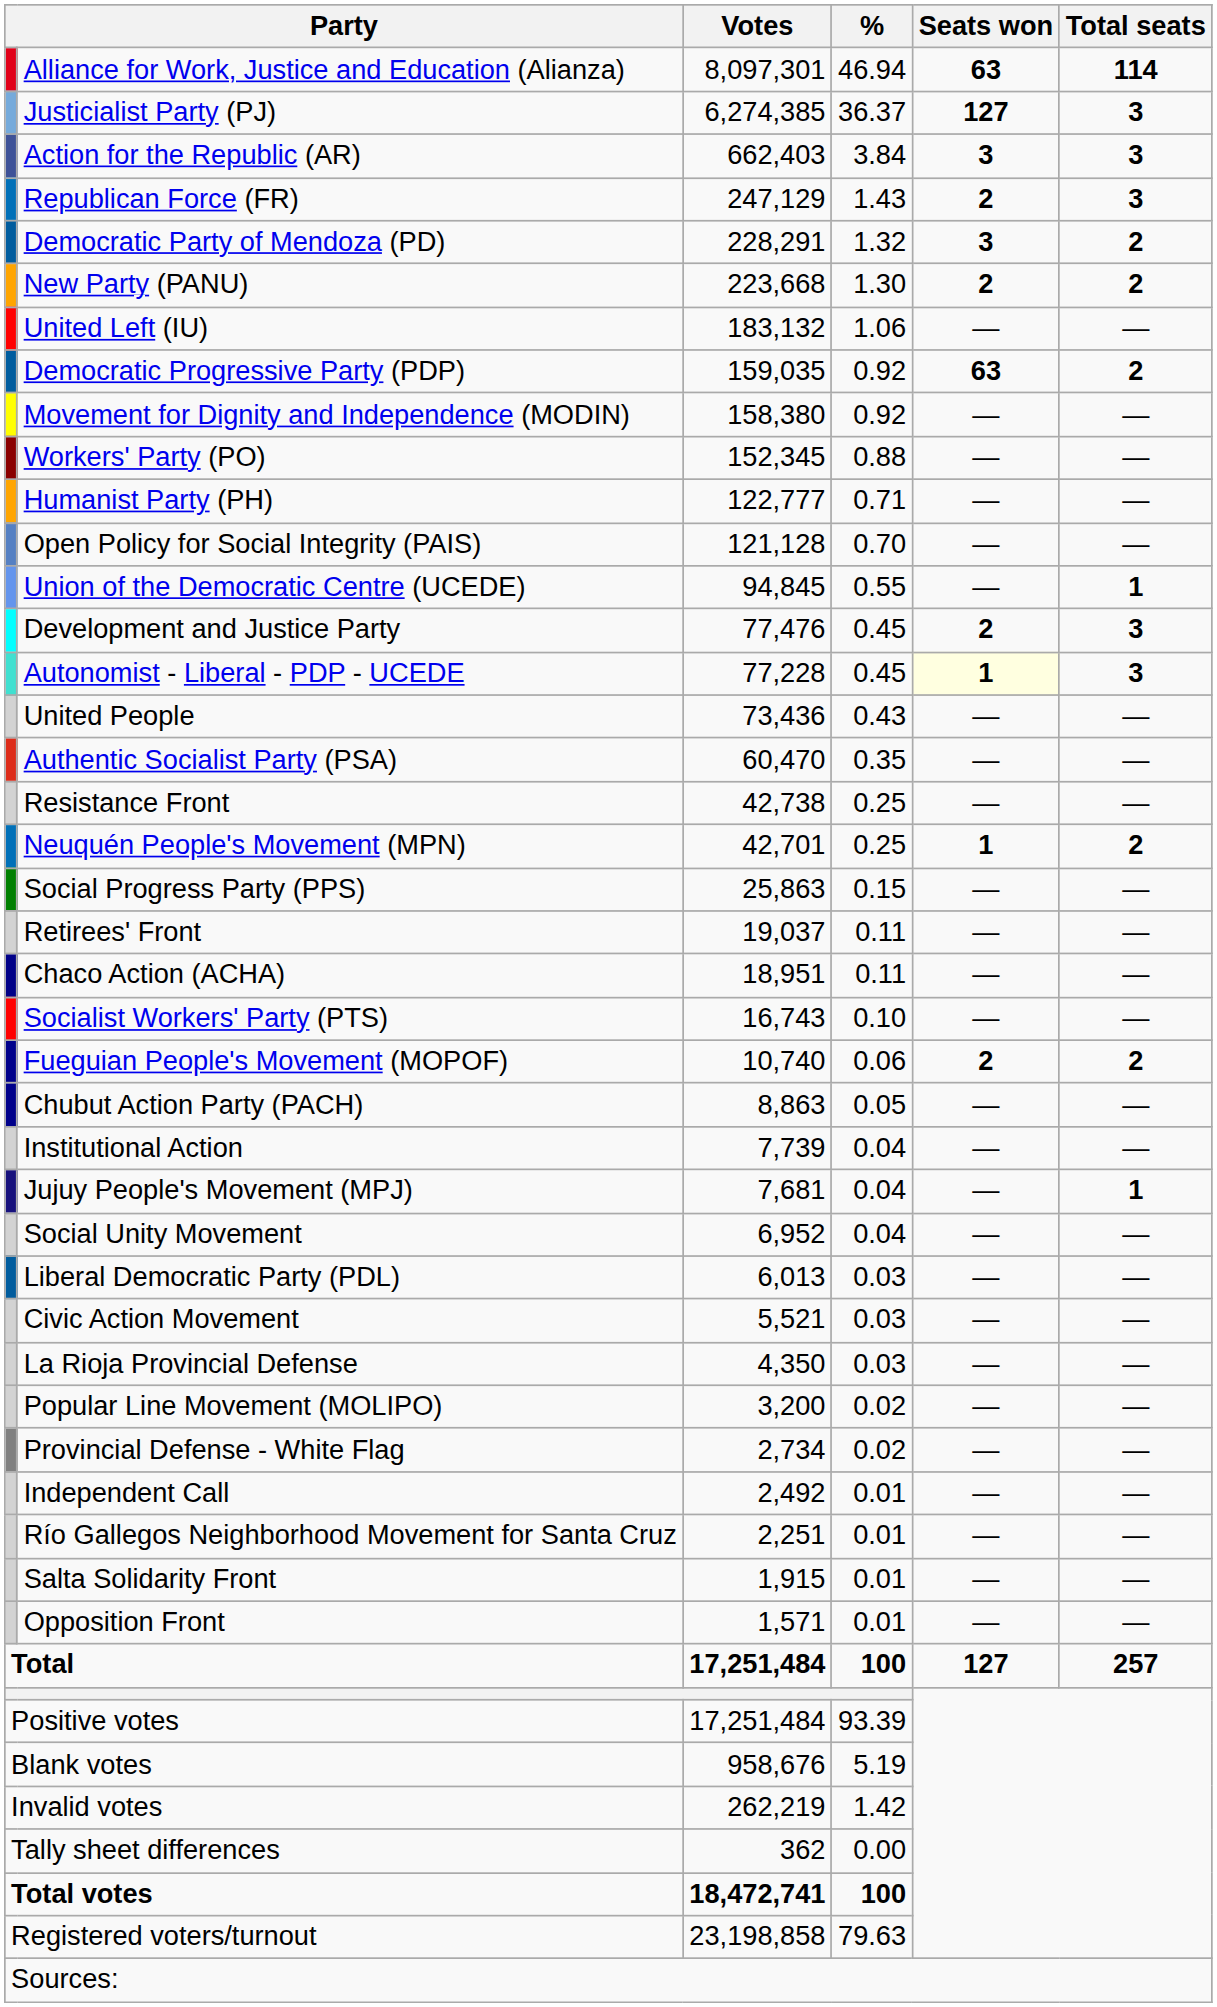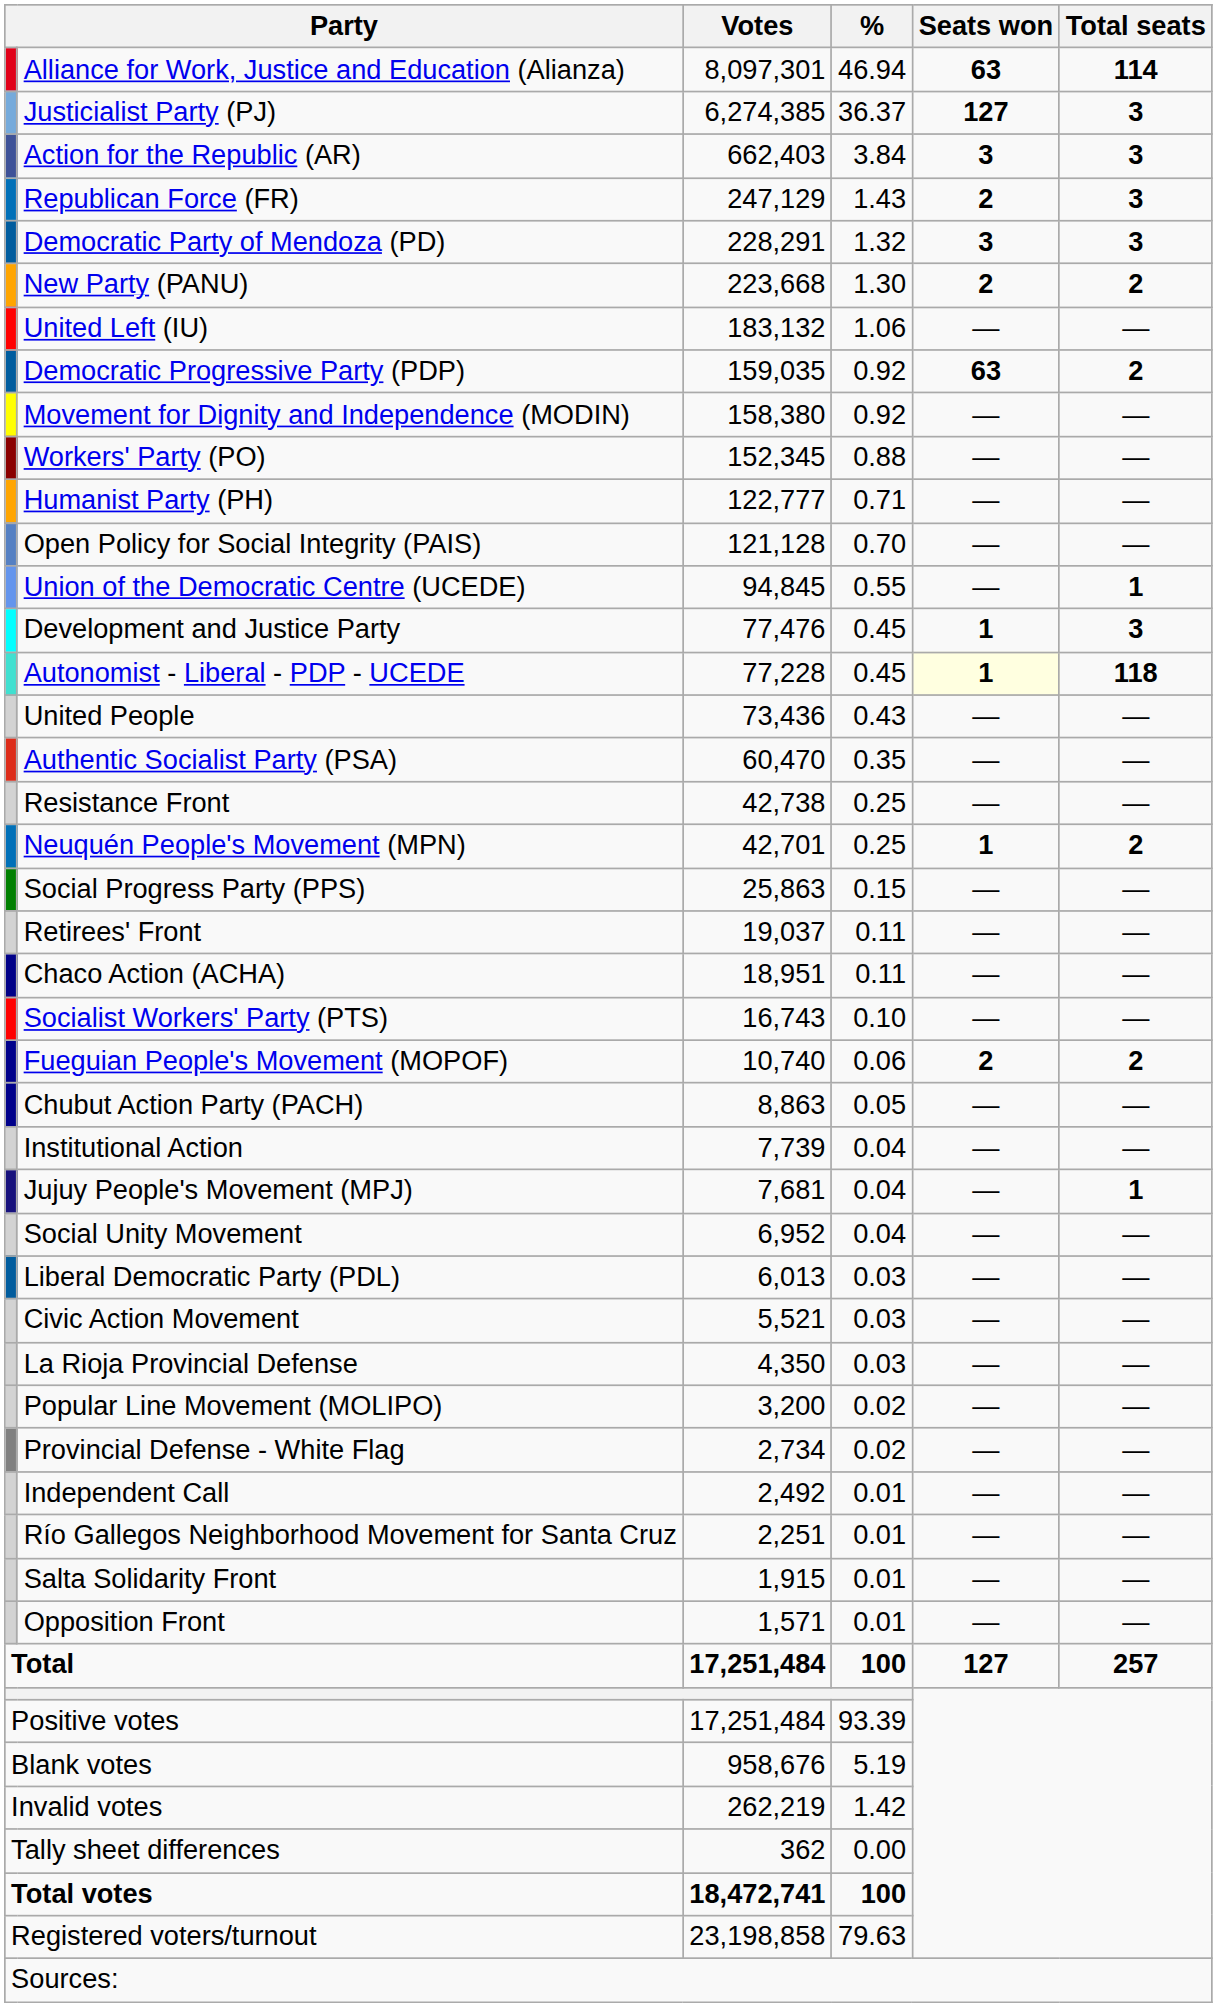(1136, 241) 2 -> (1136, 241) 3
(986, 629) 2 -> (986, 629) 1
(1136, 673) 3 -> (1136, 673) 118
